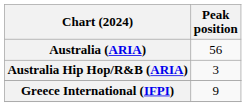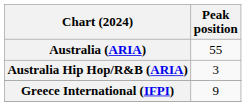(216, 49) 56 -> (216, 49) 55
